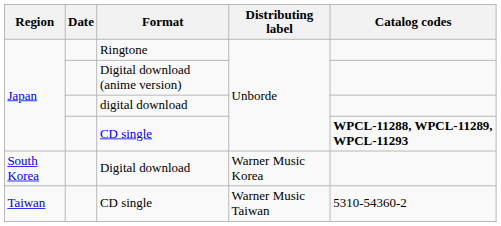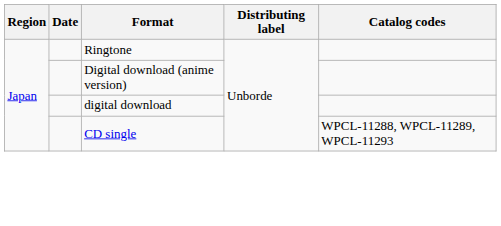(413, 133) bold -> (398, 133) normal
- row: (23, 168)
- row: (26, 203)
